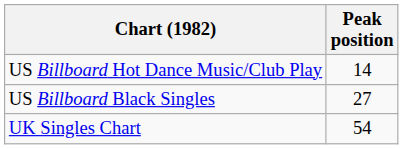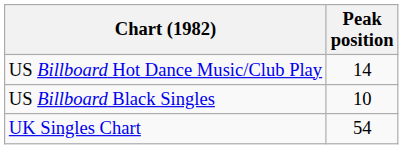(362, 98) 27 -> (362, 98) 10
